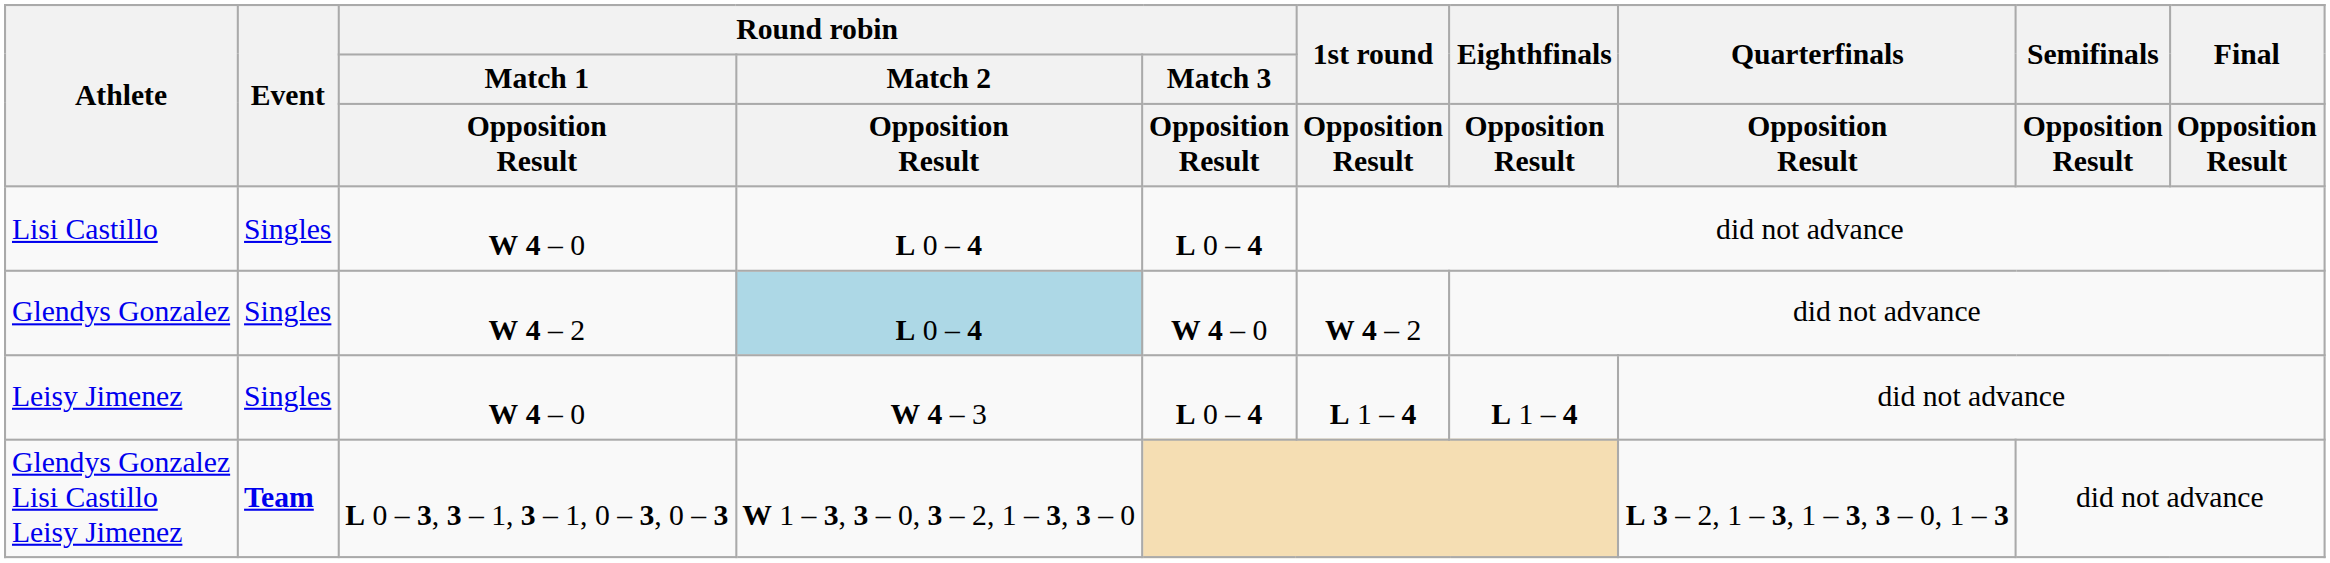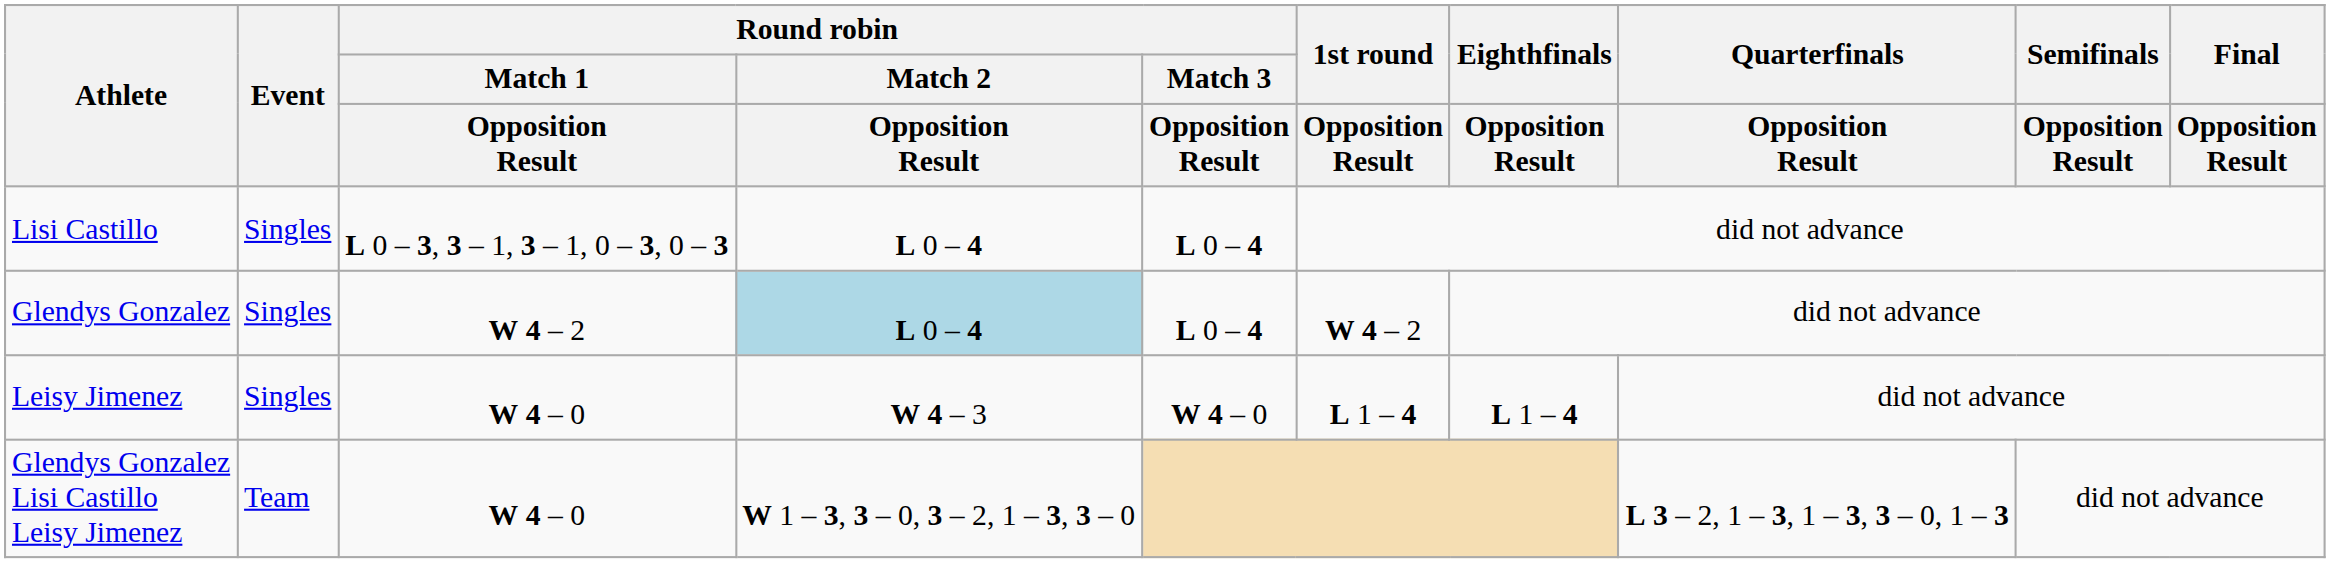(537, 246) W 4 – 0 -> (537, 246) L 0 – 3, 3 – 1, 3 – 1, 0 – 3, 0 – 3
(1219, 330) W 4 – 0 -> (1219, 330) L 0 – 4
(1219, 414) L 0 – 4 -> (1219, 414) W 4 – 0
(279, 498) bold -> (277, 498) normal
(537, 515) L 0 – 3, 3 – 1, 3 – 1, 0 – 3, 0 – 3 -> (537, 515) W 4 – 0
